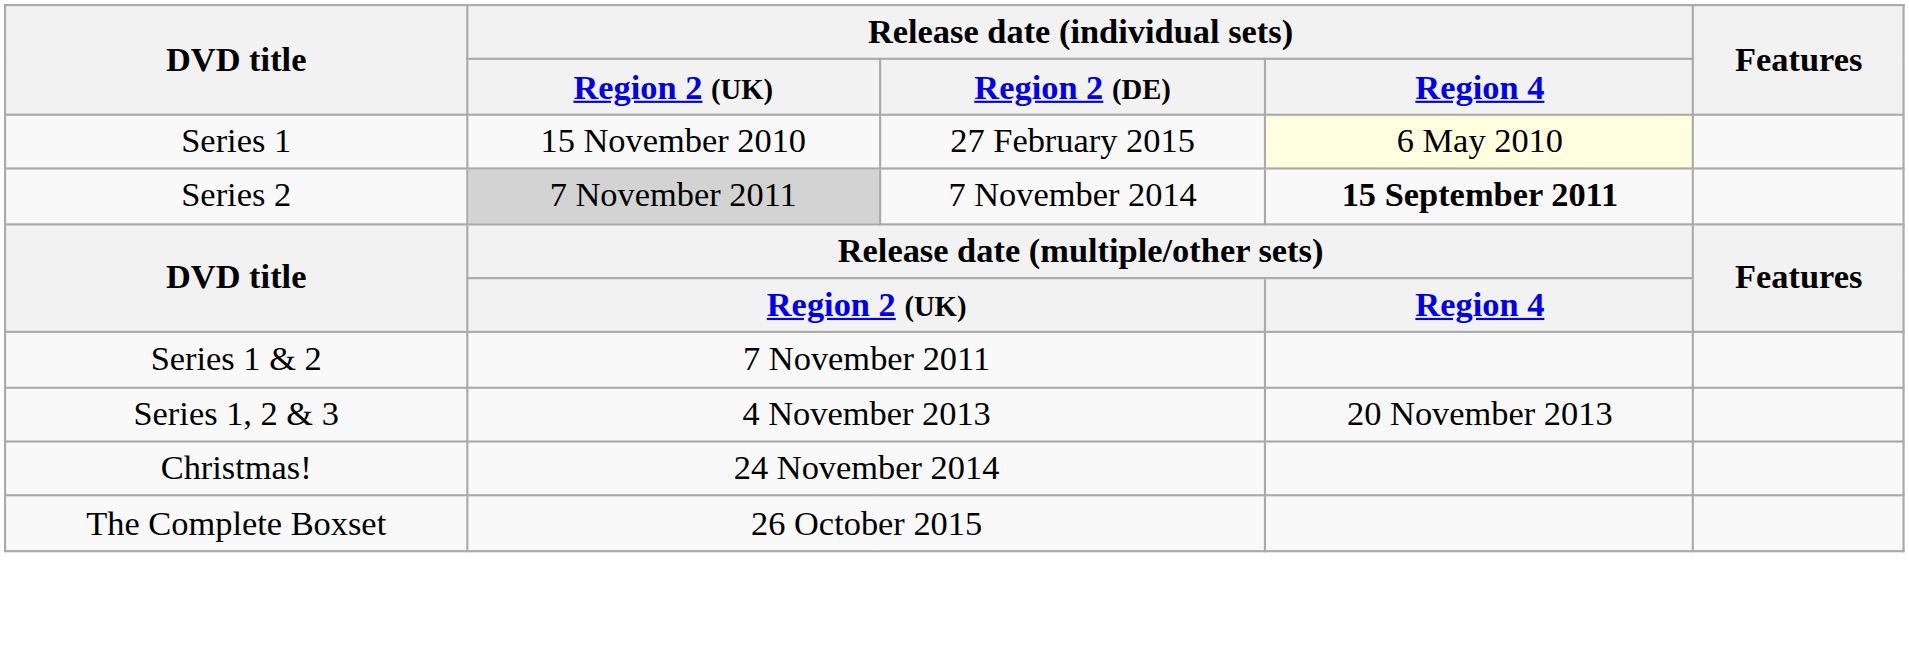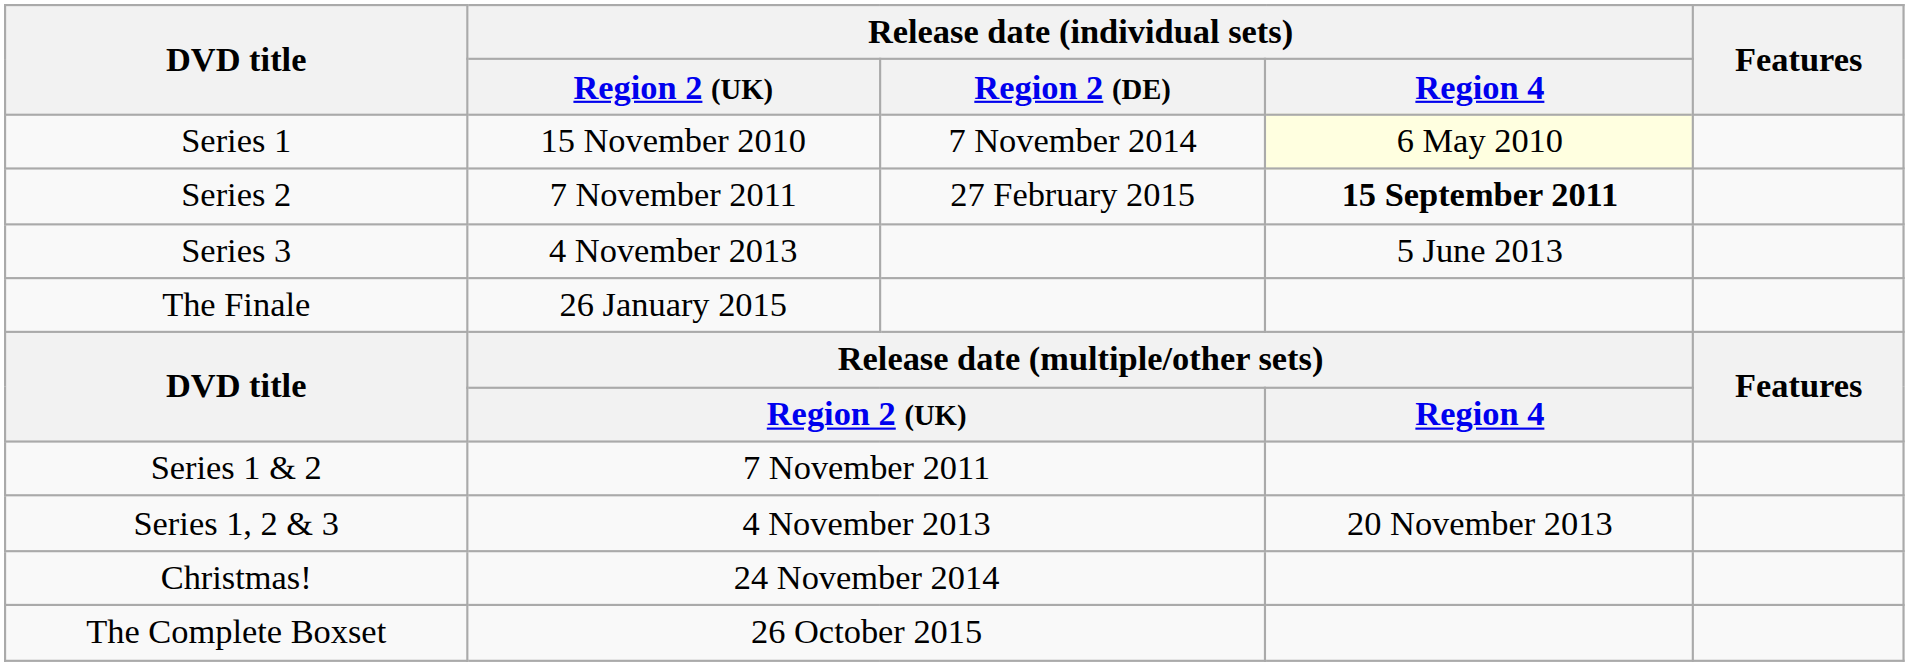(1073, 140) 27 February 2015 -> (1073, 140) 7 November 2014
(673, 195) lightgrey background -> (673, 195) no background
(1073, 195) 7 November 2014 -> (1073, 195) 27 February 2015
+ row: (236, 250)
+ row: (236, 304)
